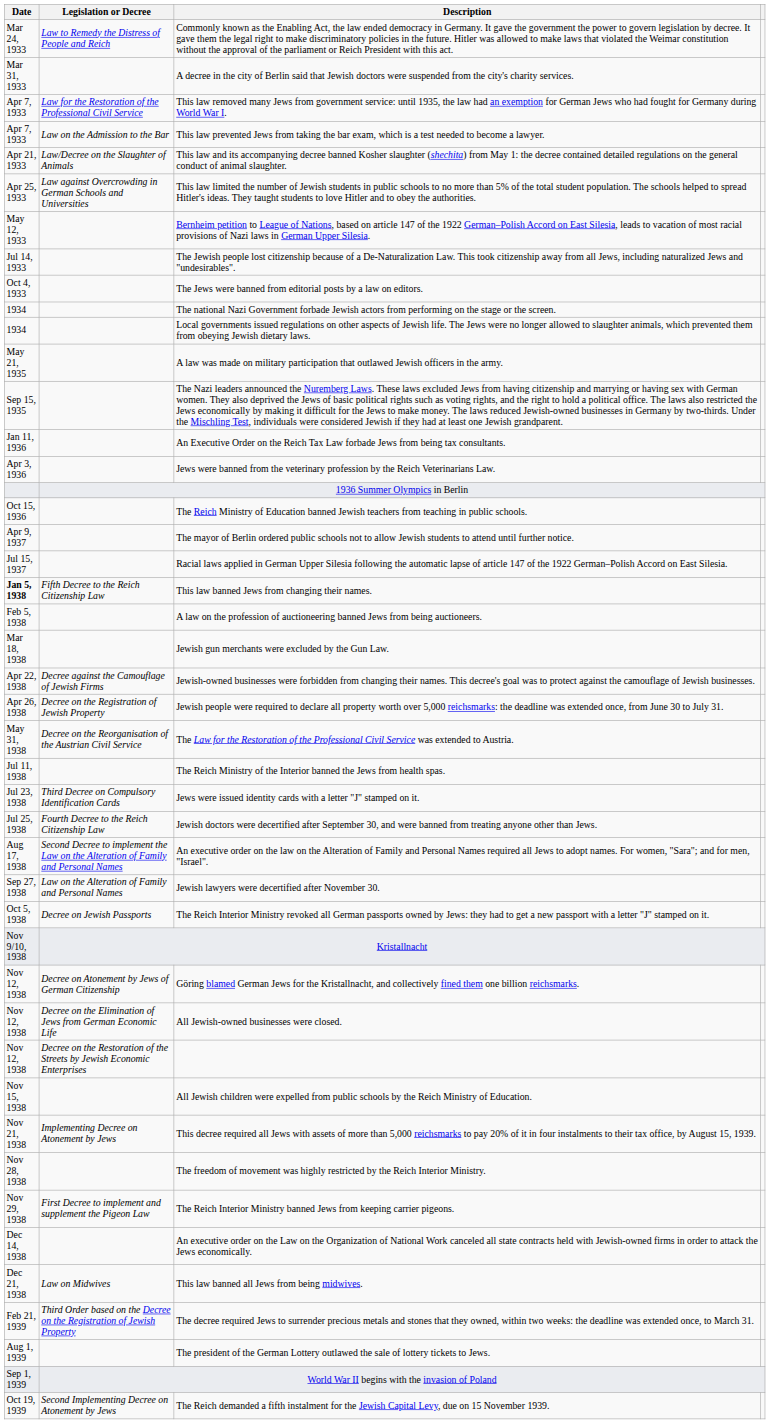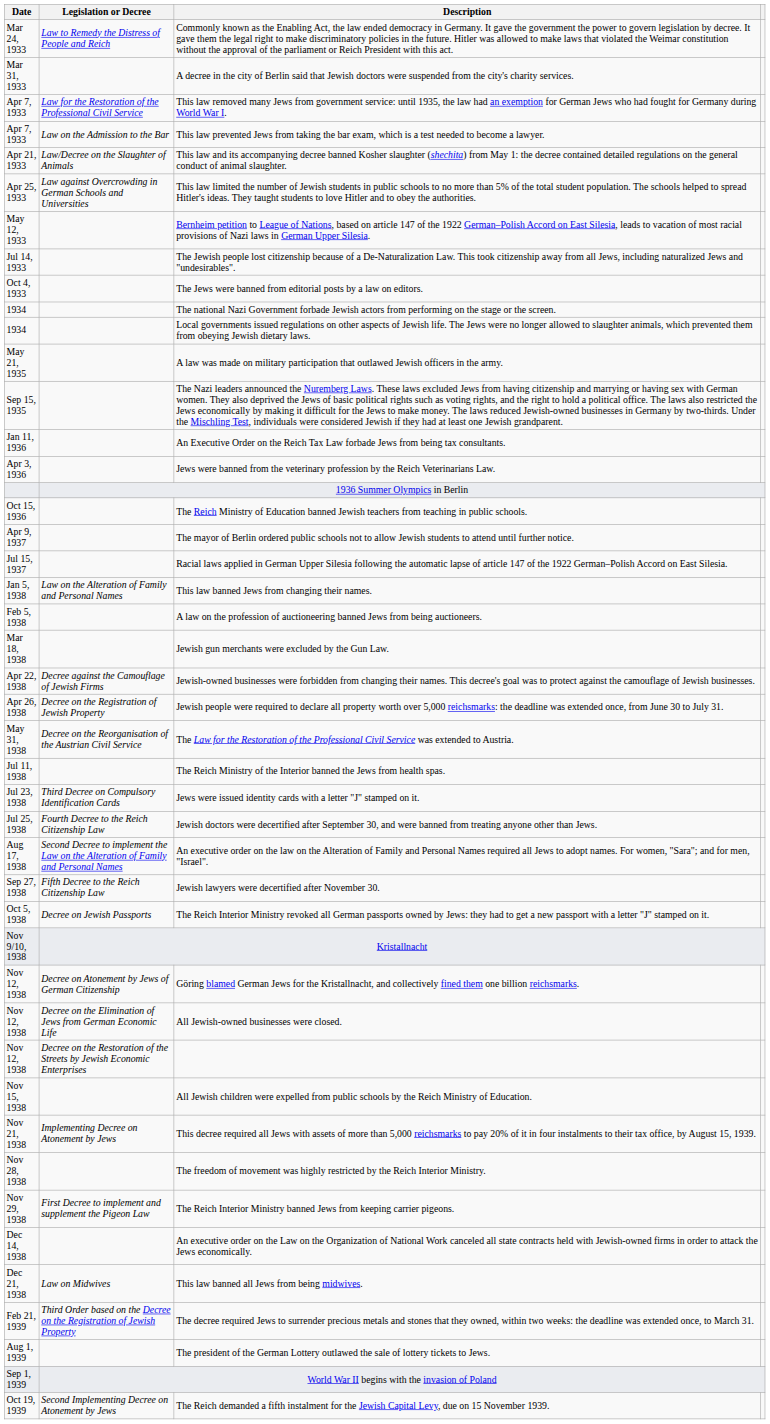(19, 590) bold -> (18, 590) normal
(90, 590) Fifth Decree to the Reich Citizenship Law -> (104, 590) Law on the Alteration of Family and Personal Names
(104, 888) Law on the Alteration of Family and Personal Names -> (90, 888) Fifth Decree to the Reich Citizenship Law
